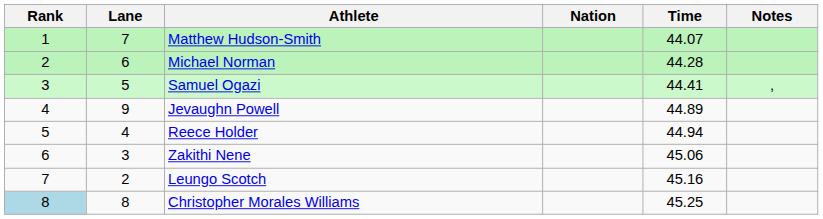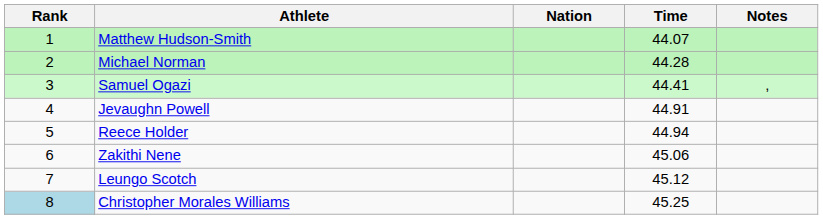- column: (125, 16)
(685, 109) 44.89 -> (671, 109) 44.91
(685, 179) 45.16 -> (671, 179) 45.12
